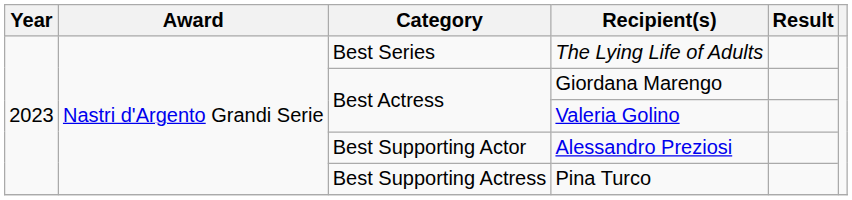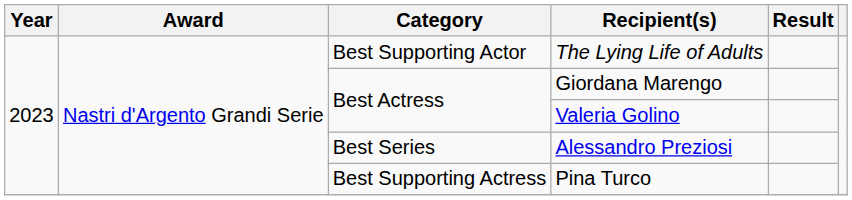(384, 52) Best Series -> (429, 52) Best Supporting Actor
(429, 147) Best Supporting Actor -> (384, 147) Best Series
